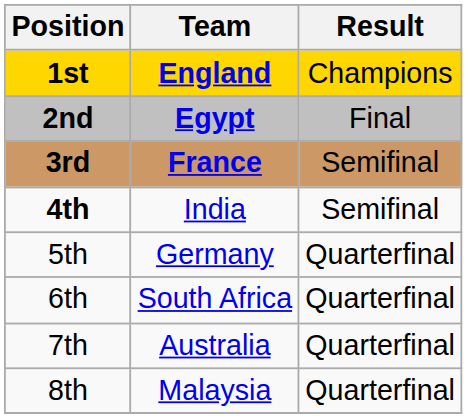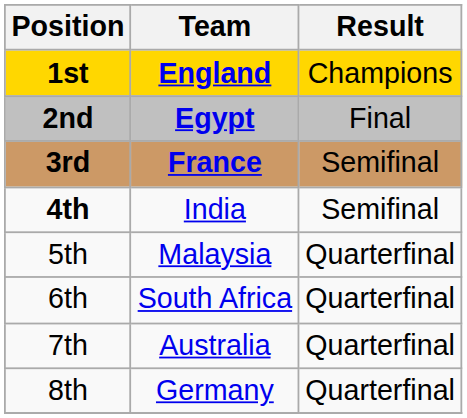(215, 254) Germany -> (215, 254) Malaysia
(215, 390) Malaysia -> (215, 390) Germany
